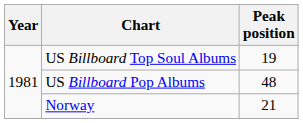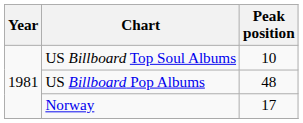(269, 57) 19 -> (269, 57) 10
(269, 105) 21 -> (269, 105) 17
